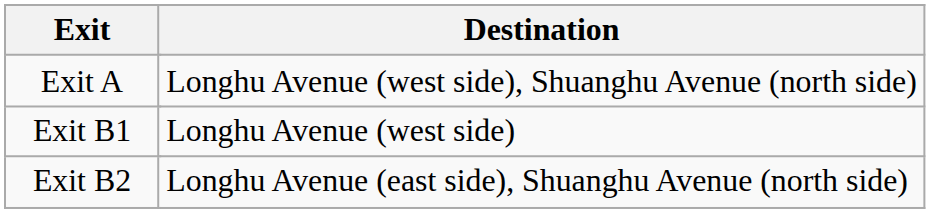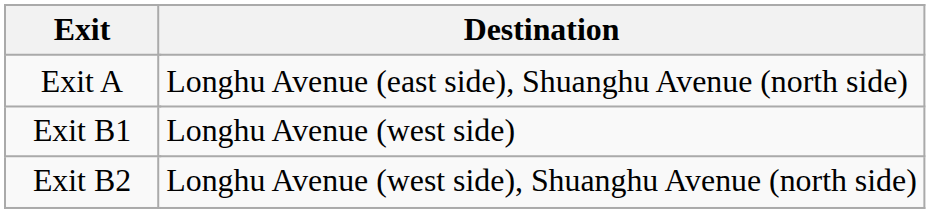(542, 80) Longhu Avenue (west side), Shuanghu Avenue (north side) -> (537, 80) Longhu Avenue (east side), Shuanghu Avenue (north side)
(537, 181) Longhu Avenue (east side), Shuanghu Avenue (north side) -> (542, 181) Longhu Avenue (west side), Shuanghu Avenue (north side)
